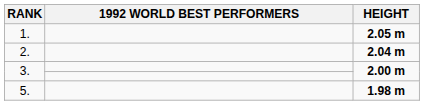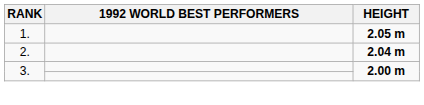- row: (25, 91)
